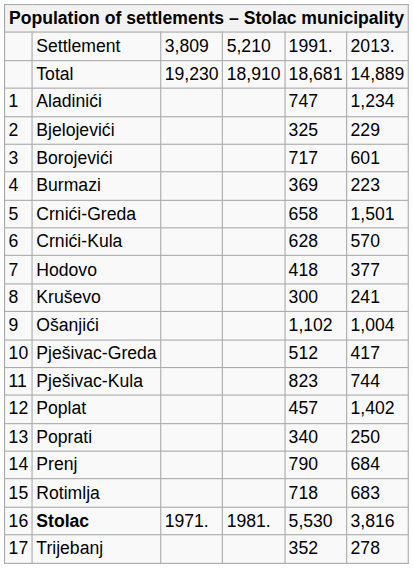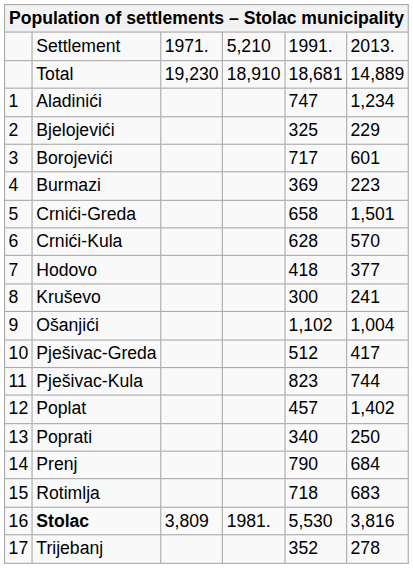(187, 46) 3,809 -> (187, 46) 1971.
(187, 520) 1971. -> (187, 520) 3,809
